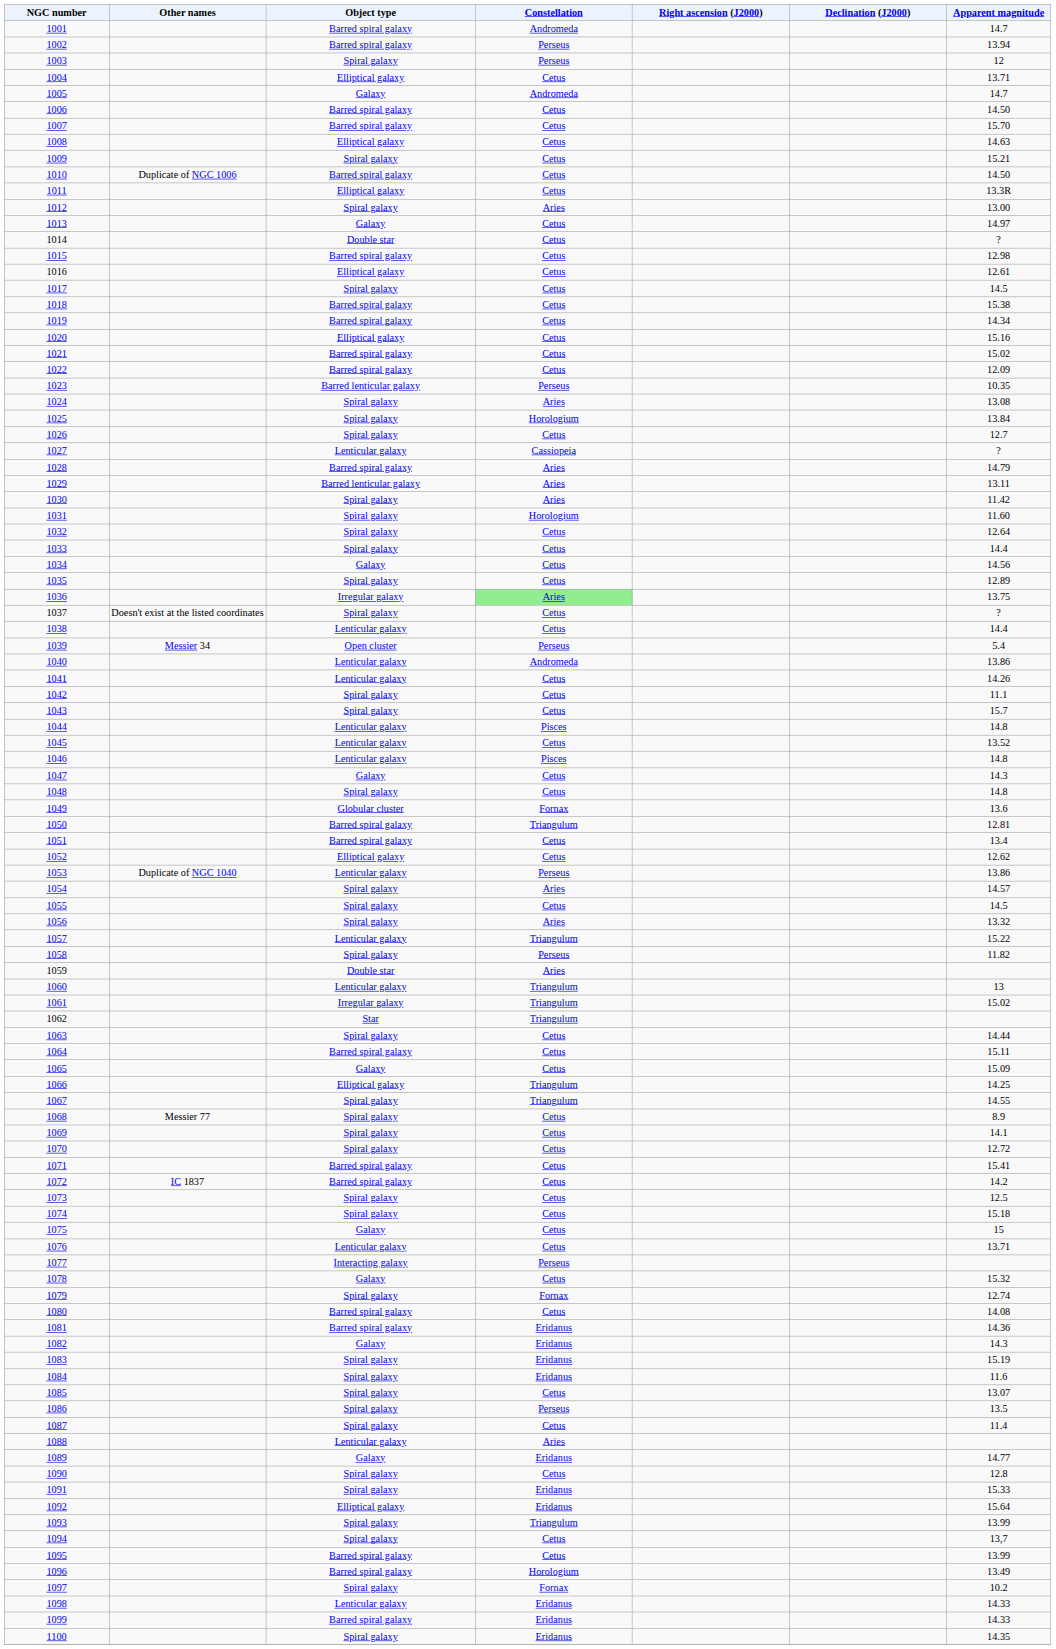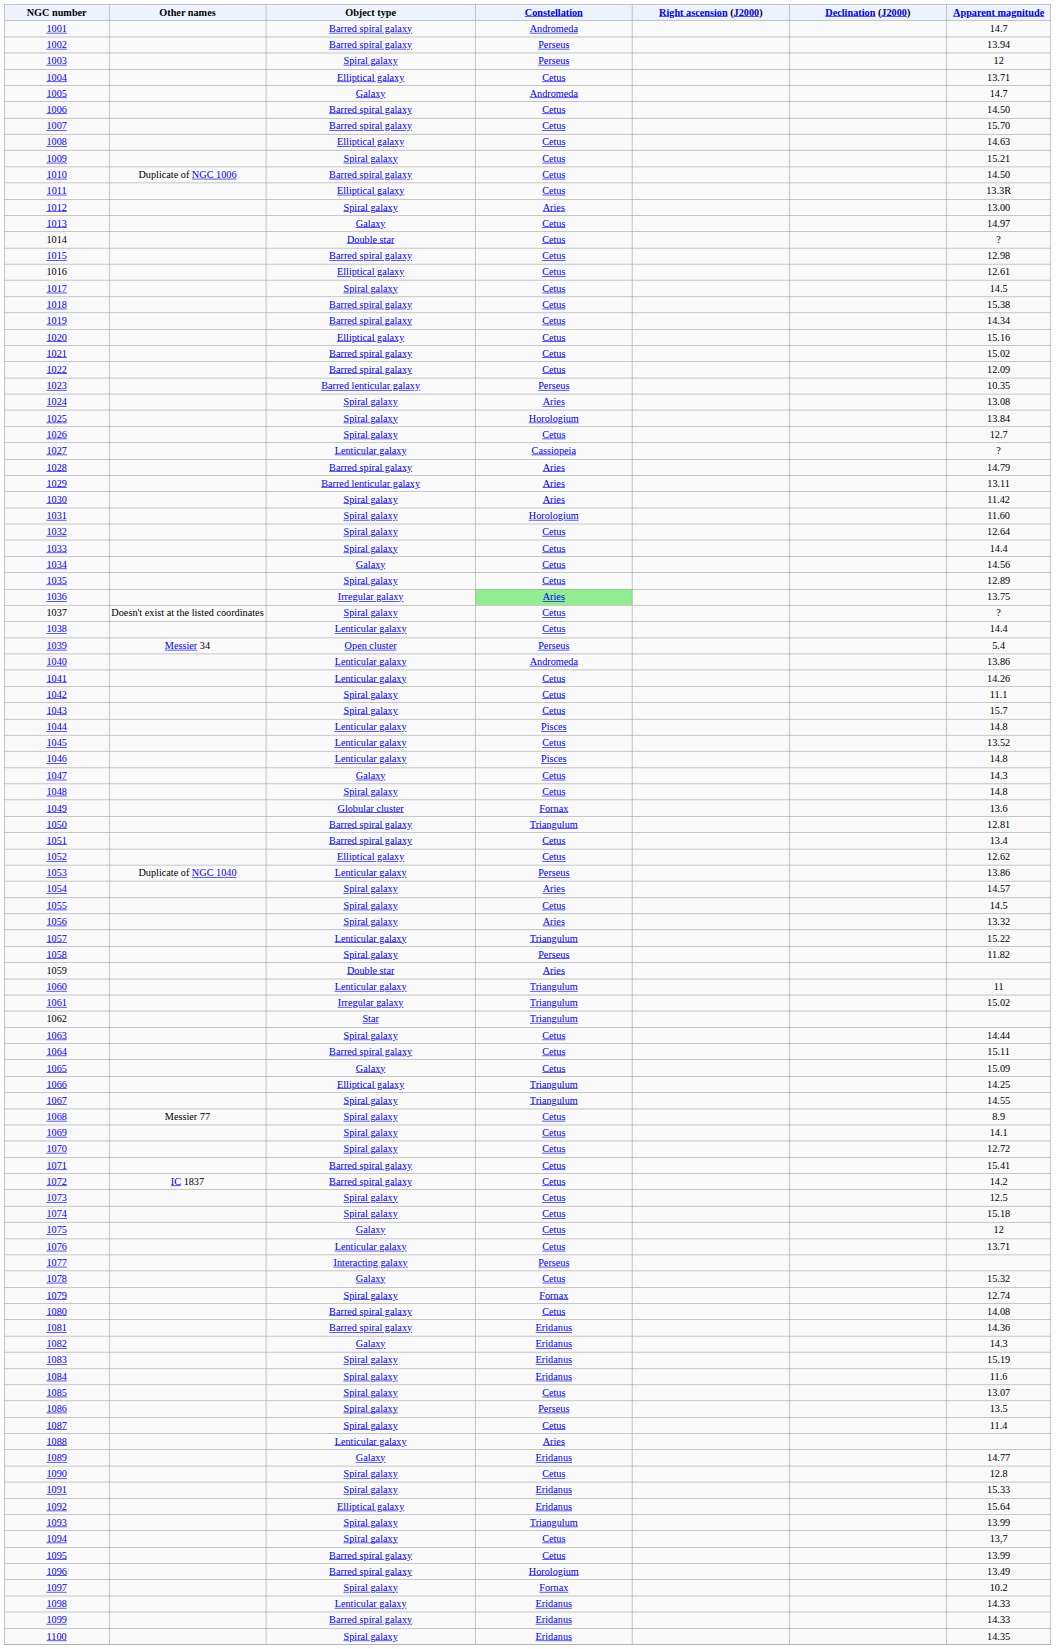(999, 987) 13 -> (999, 987) 11
(999, 1230) 15 -> (999, 1230) 12
